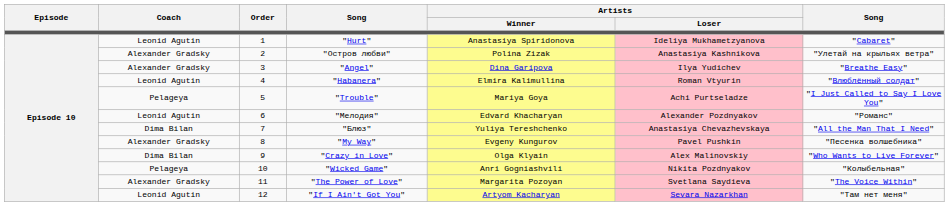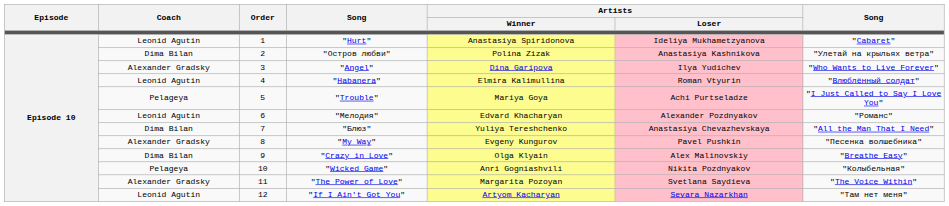(169, 54) Alexander Gradsky -> (169, 54) Dima Bilan
(874, 67) "Breathe Easy" -> (874, 67) "Who Wants to Live Forever"
(874, 155) "Who Wants to Live Forever" -> (874, 155) "Breathe Easy"
